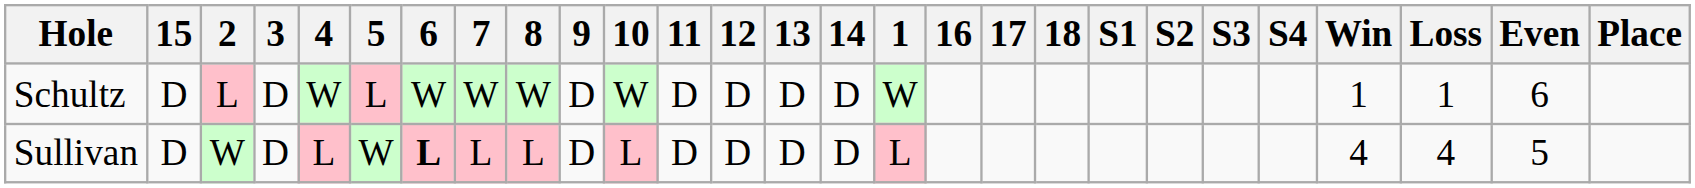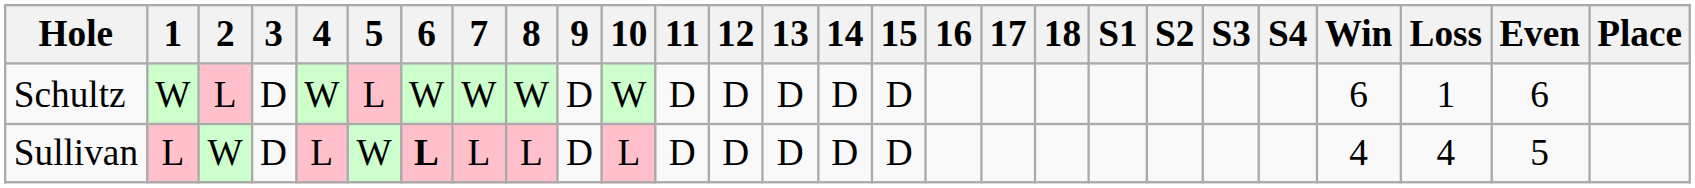columns swapped: (900, 34) <-> (174, 34)
(1358, 93) 1 -> (1358, 93) 6
